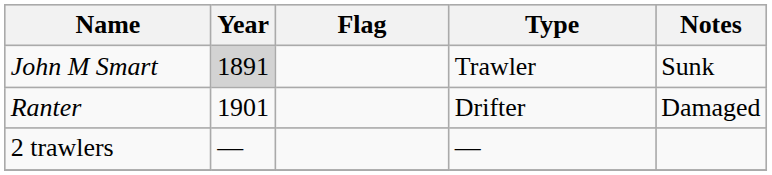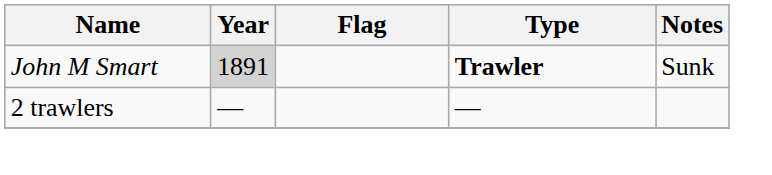(495, 66) normal -> (499, 66) bold
- row: (46, 107)
